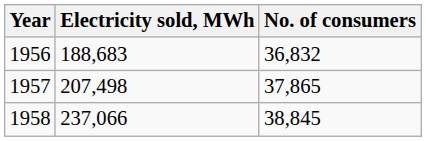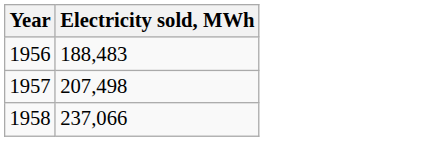- column: (340, 20)
(94, 53) 188,683 -> (94, 53) 188,483
